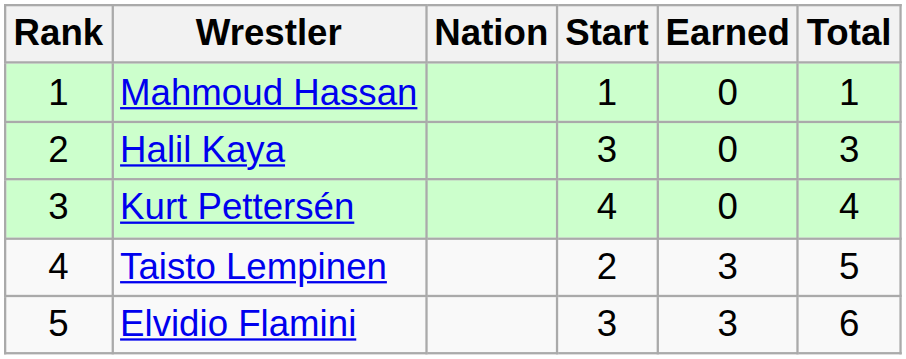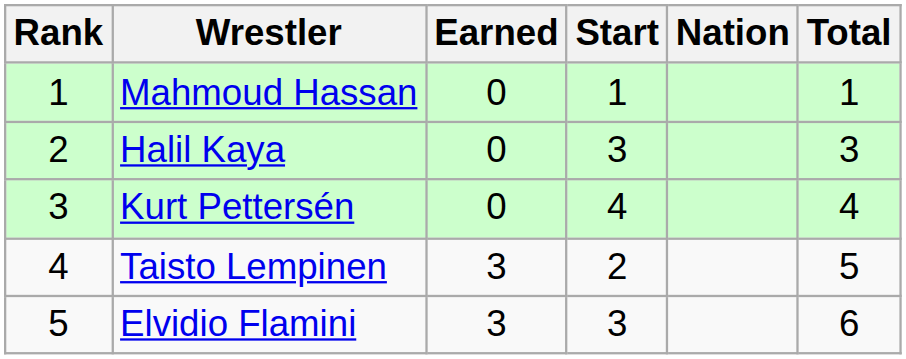columns swapped: (491, 33) <-> (728, 33)
